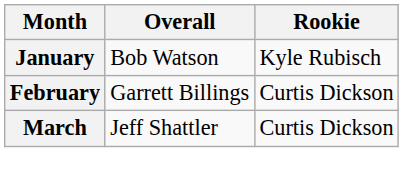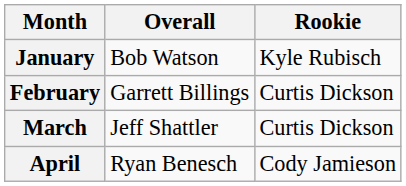+ row: (55, 163)
